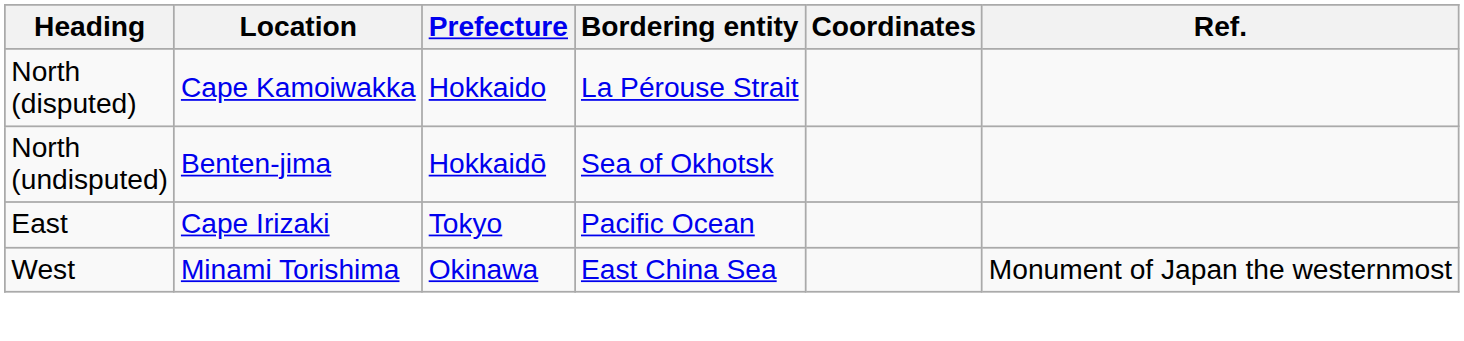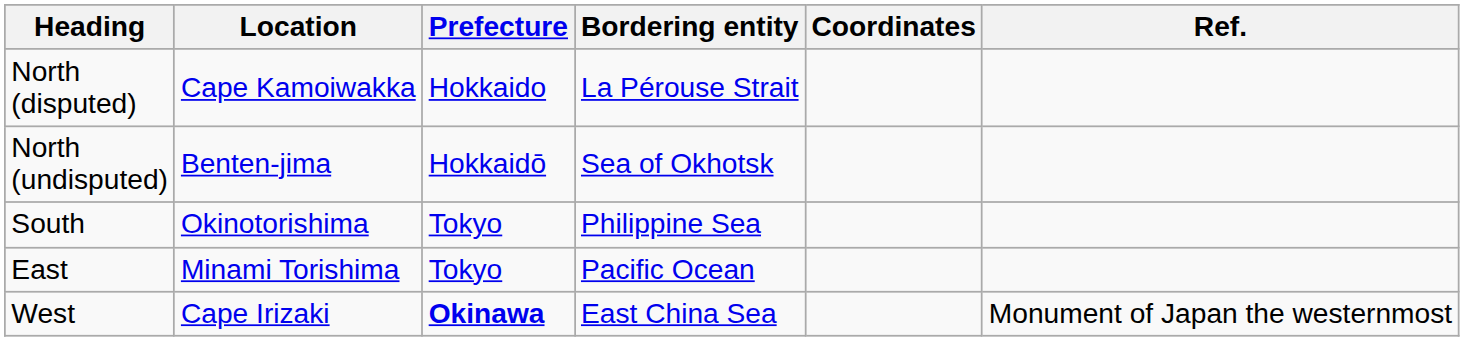+ row: (48, 224)
(255, 224) Cape Irizaki -> (290, 268) Minami Torishima
(290, 268) Minami Torishima -> (255, 313) Cape Irizaki
(483, 268) normal -> (487, 313) bold
